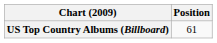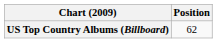(192, 29) 61 -> (192, 29) 62
